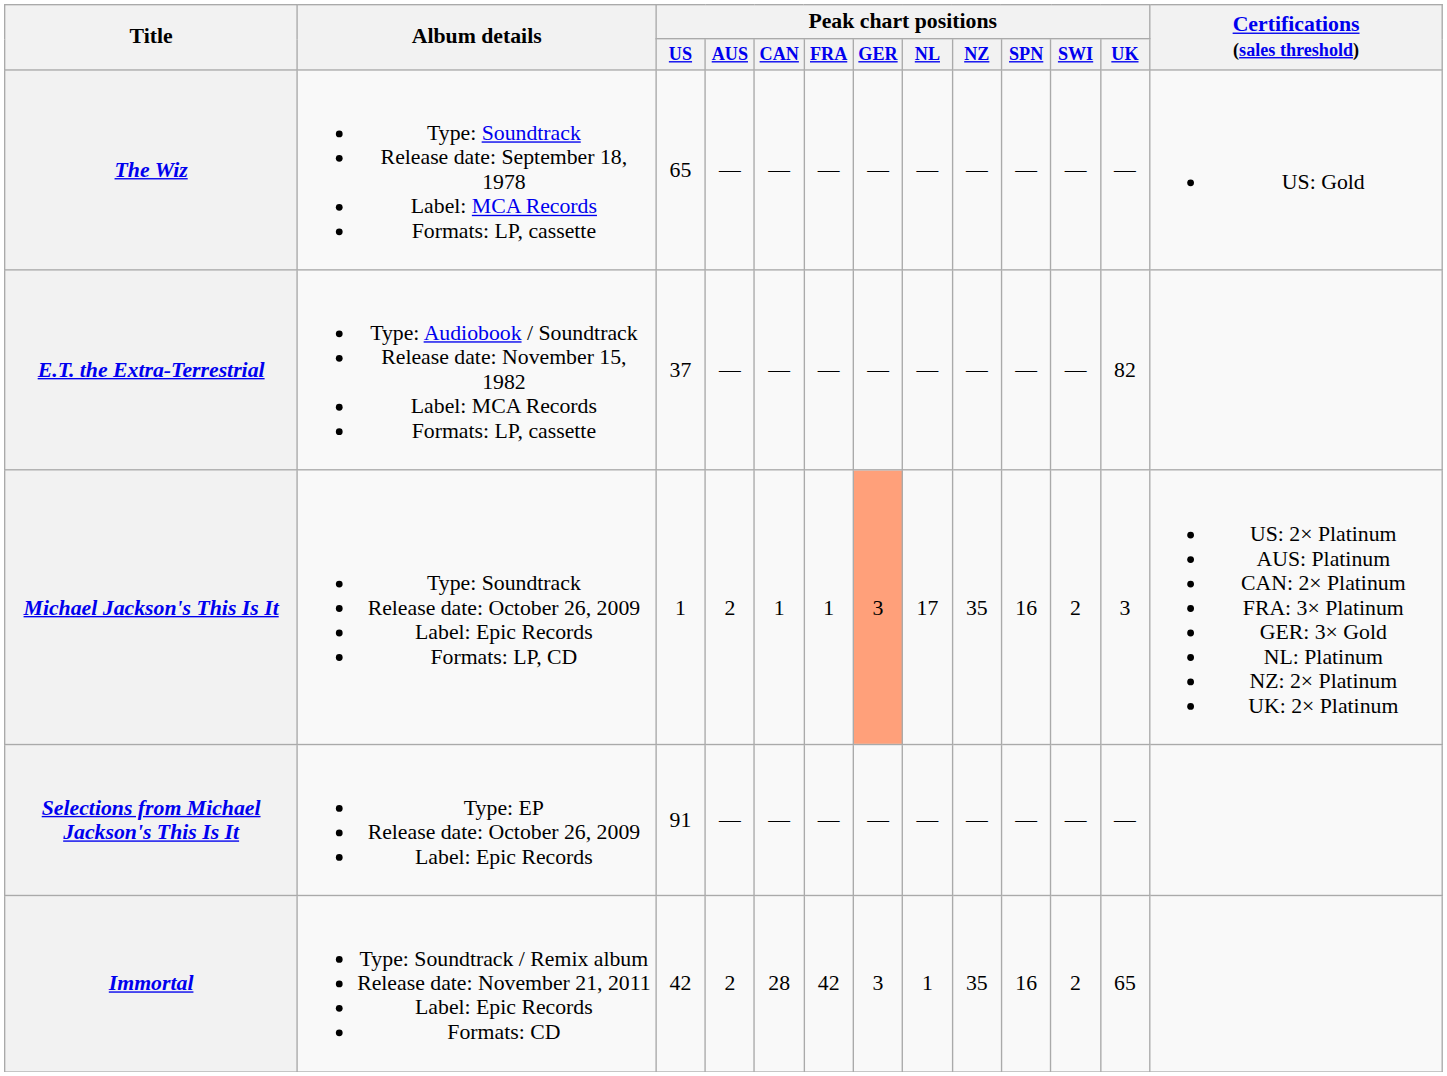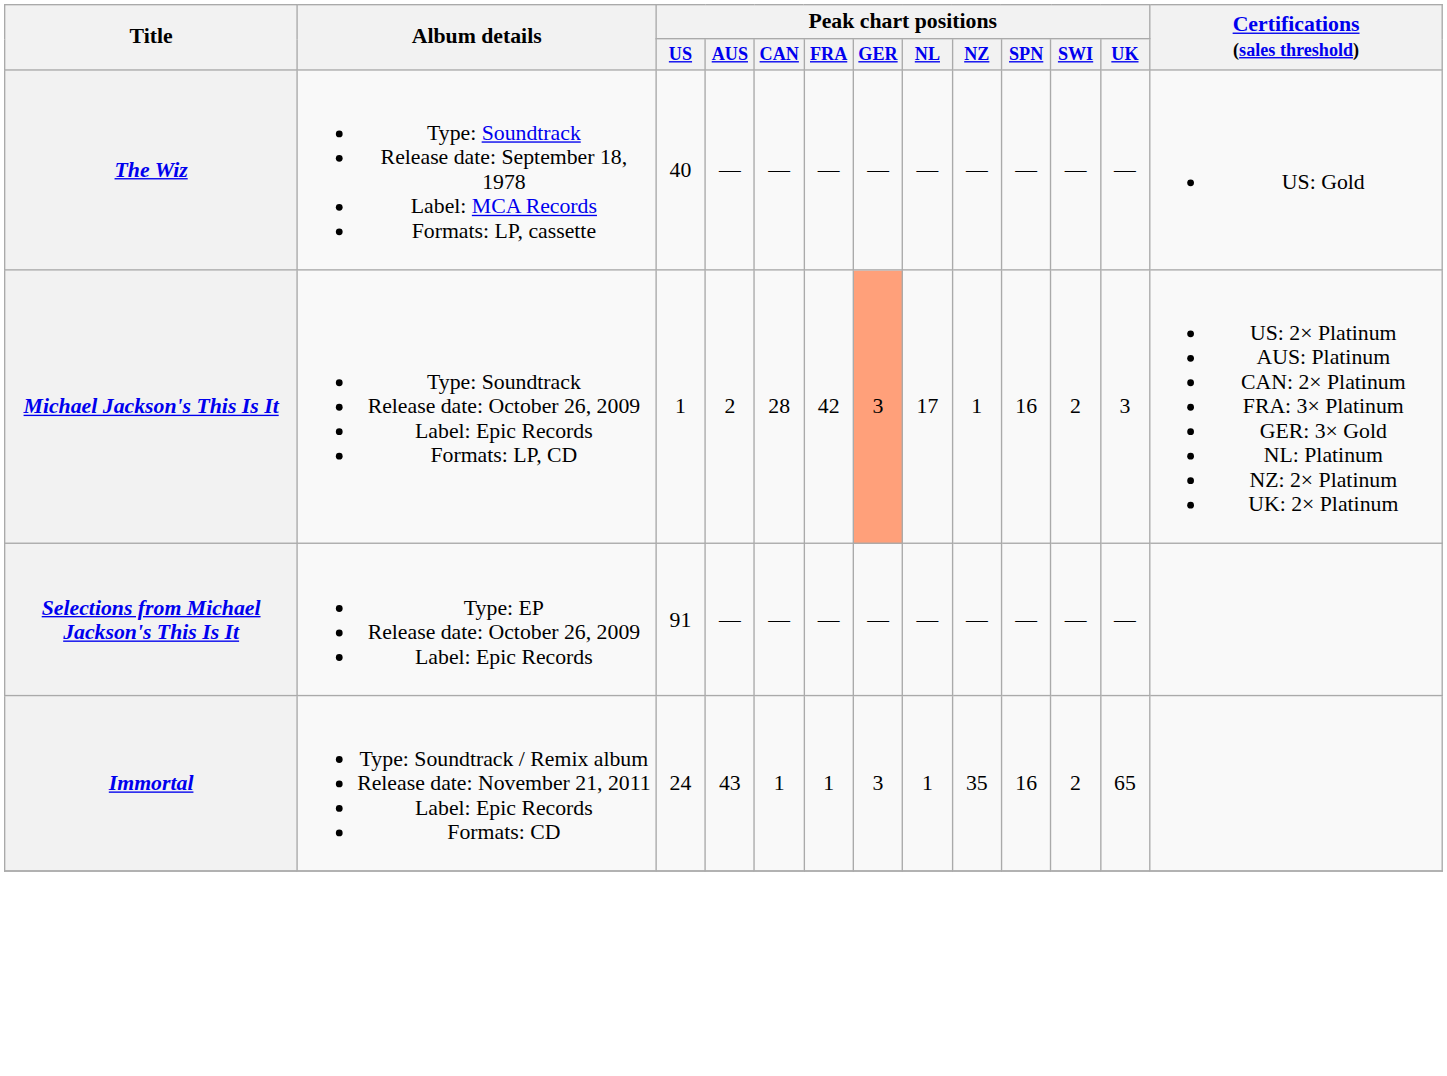(680, 169) 65 -> (680, 169) 40
- row: (151, 370)
(779, 607) 1 -> (779, 406) 28
(829, 607) 1 -> (829, 406) 42
(977, 607) 35 -> (977, 406) 1
(680, 983) 42 -> (680, 783) 24
(730, 983) 2 -> (730, 783) 43
(779, 983) 28 -> (779, 783) 1
(829, 983) 42 -> (829, 783) 1
